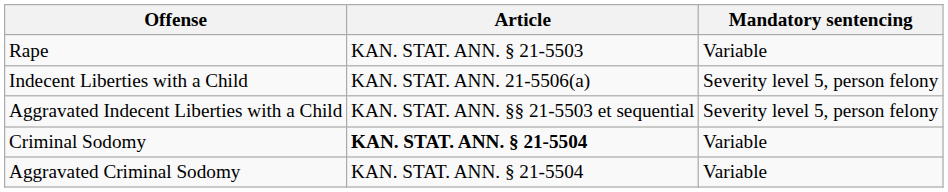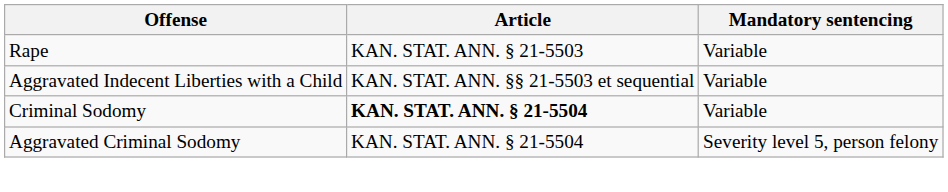- row: (128, 80)
(821, 111) Severity level 5, person felony -> (735, 80) Variable
(735, 171) Variable -> (821, 141) Severity level 5, person felony
